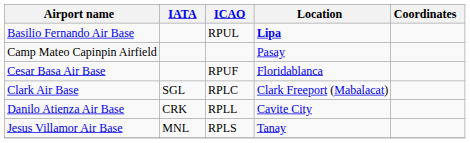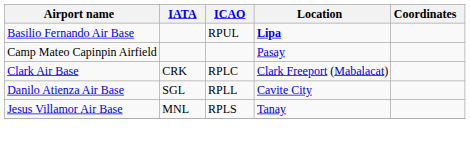- row: (56, 71)
(174, 90) SGL -> (175, 71) CRK
(175, 109) CRK -> (174, 90) SGL
